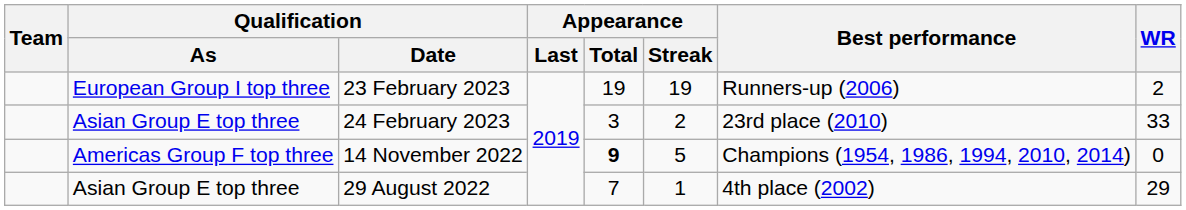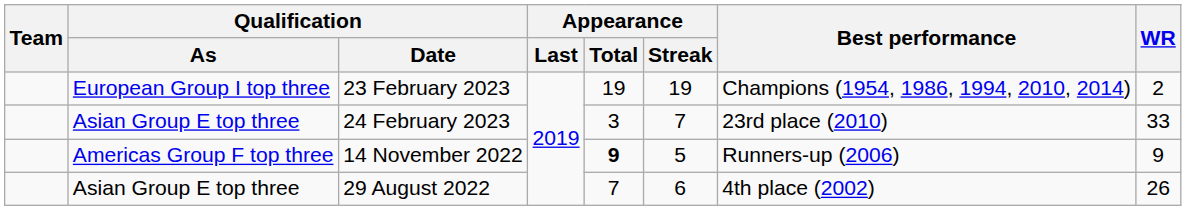(811, 88) Runners-up (2006) -> (927, 88) Champions (1954, 1986, 1994, 2010, 2014)
(680, 121) 2 -> (680, 121) 7
(927, 155) Champions (1954, 1986, 1994, 2010, 2014) -> (811, 155) Runners-up (2006)
(1158, 155) 0 -> (1158, 155) 9
(680, 188) 1 -> (680, 188) 6
(1158, 188) 29 -> (1158, 188) 26
